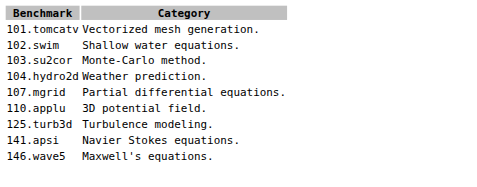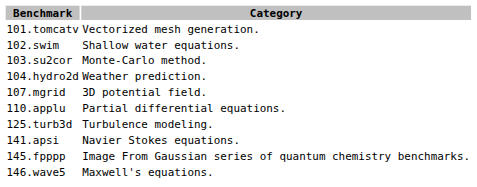(184, 93) Partial differential equations. -> (145, 93) 3D potential field.
(145, 109) 3D potential field. -> (184, 109) Partial differential equations.
+ row: (36, 156)
